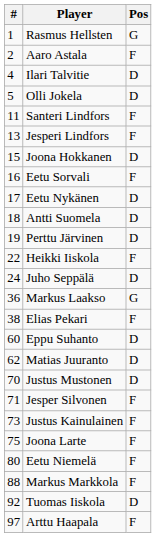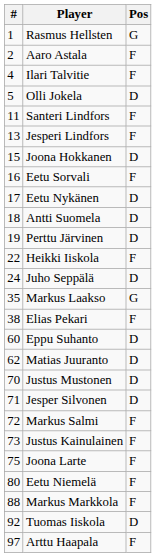(134, 75) D -> (133, 75) F
(14, 298) 36 -> (14, 298) 35
(133, 400) F -> (134, 400) D
+ row: (62, 420)
